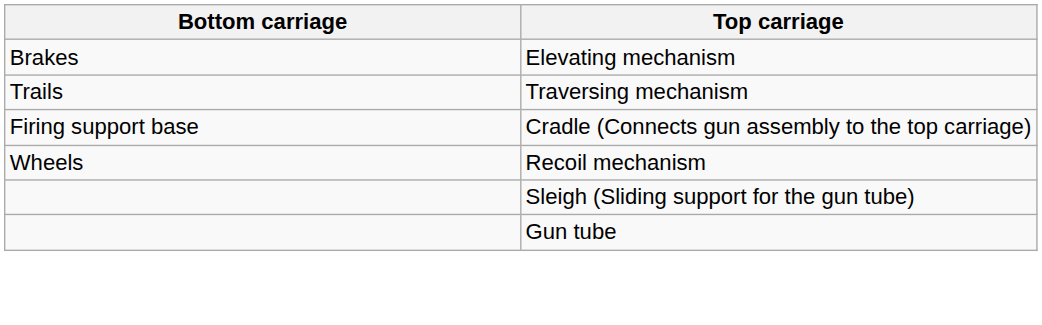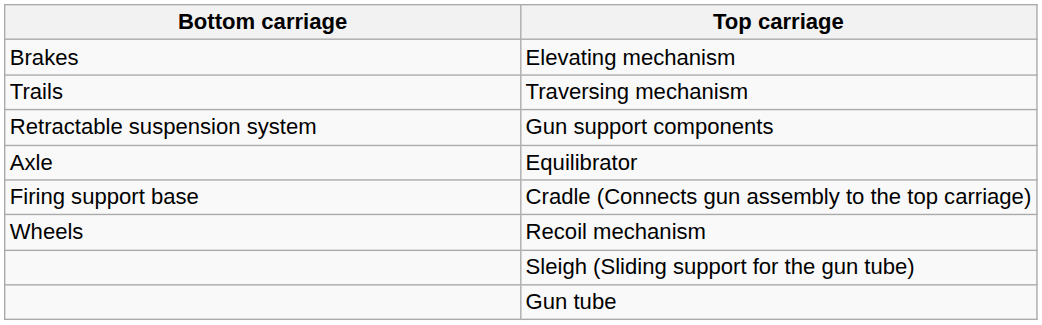+ row: (650, 127)
+ row: (581, 162)
